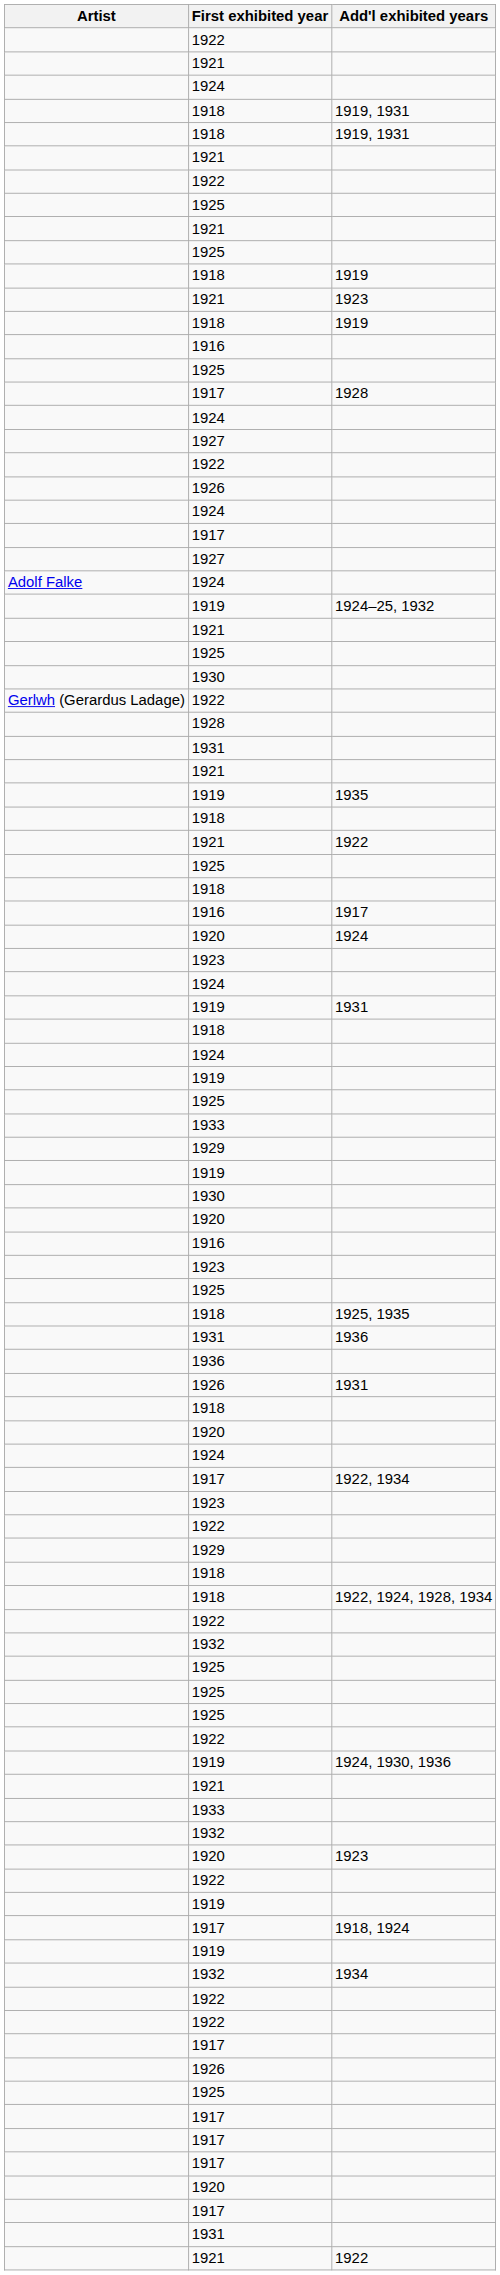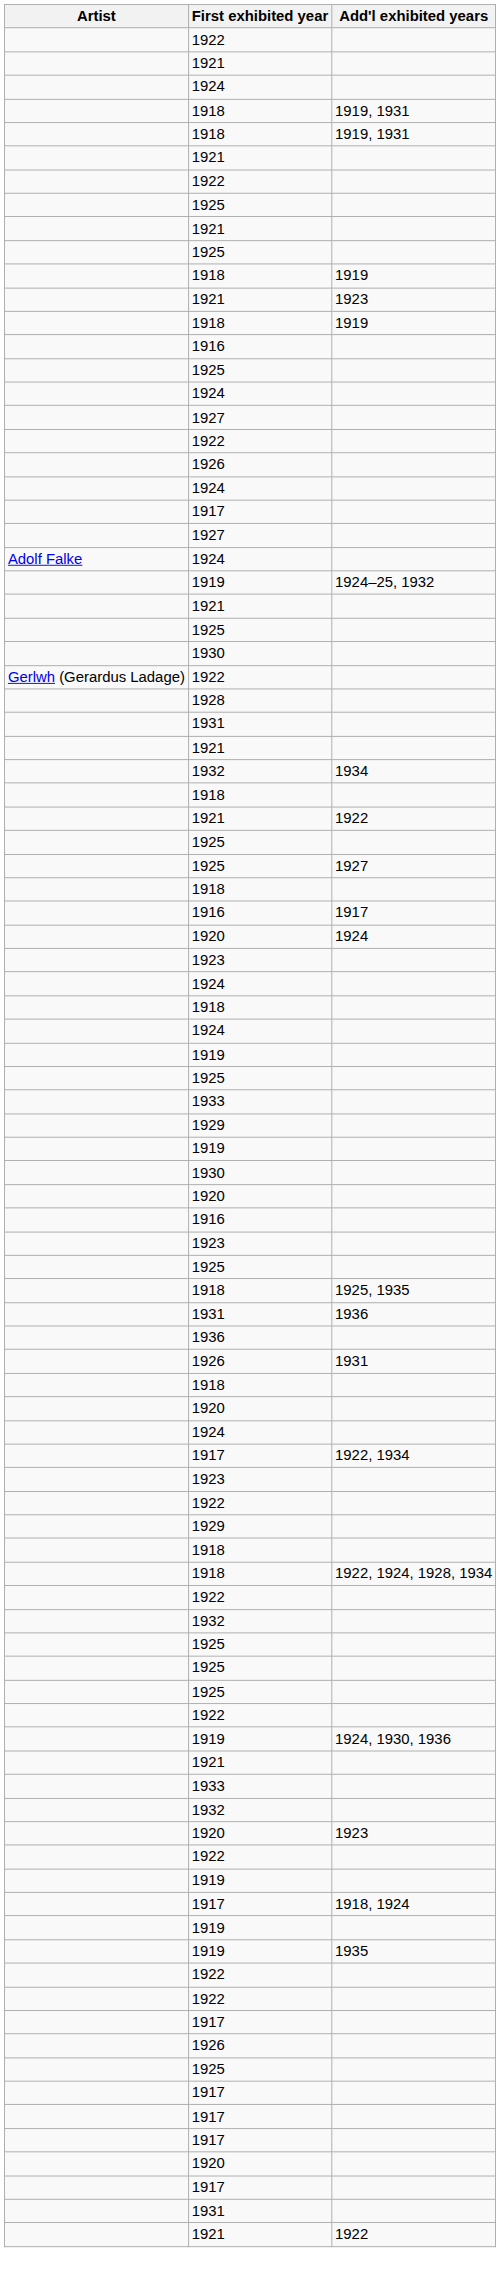- row: (208, 393)
rows swapped: (208, 795) <-> (208, 1974)
+ row: (208, 865)
- row: (208, 1007)
